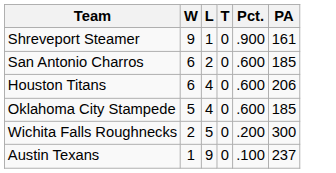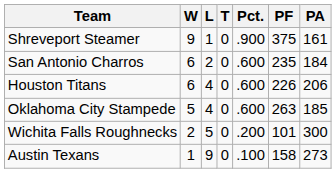+ column: (284, 16)
(284, 62) 185 -> (315, 62) 184
(284, 156) 237 -> (315, 156) 273
